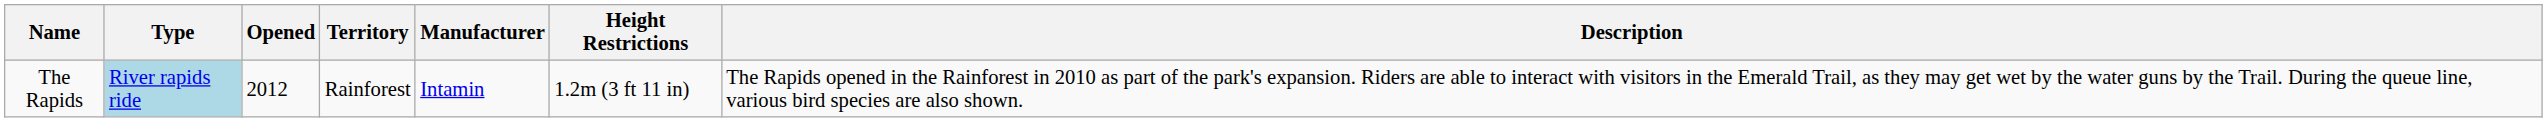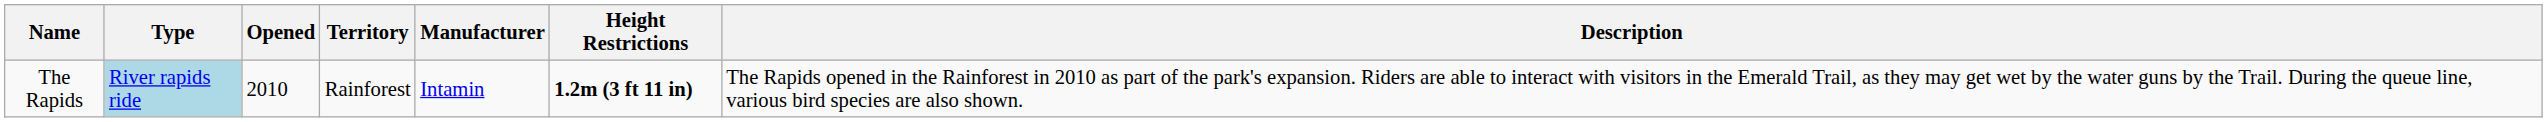(267, 88) 2012 -> (267, 88) 2010
(622, 88) normal -> (623, 88) bold
